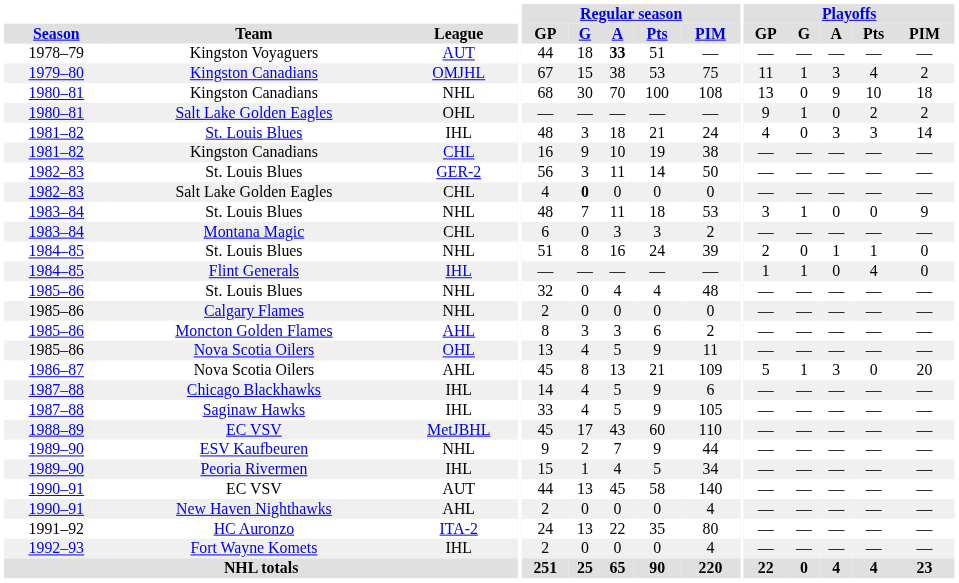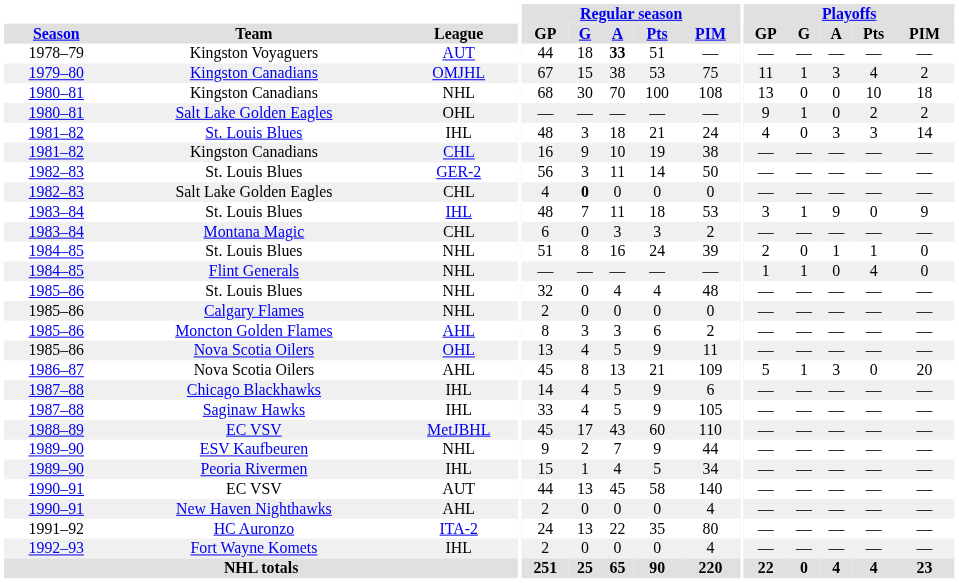(836, 93) 9 -> (836, 93) 0
(459, 211) NHL -> (459, 211) IHL
(836, 211) 0 -> (836, 211) 9
(459, 271) IHL -> (459, 271) NHL
